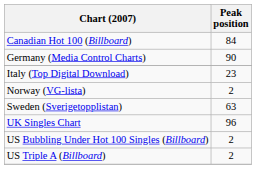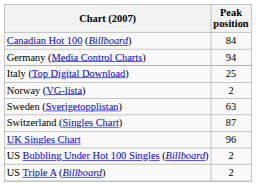(231, 57) 90 -> (231, 57) 94
(231, 73) 23 -> (231, 73) 25
+ row: (64, 123)
